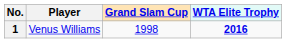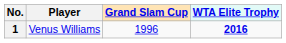(146, 29) 1998 -> (146, 29) 1996
